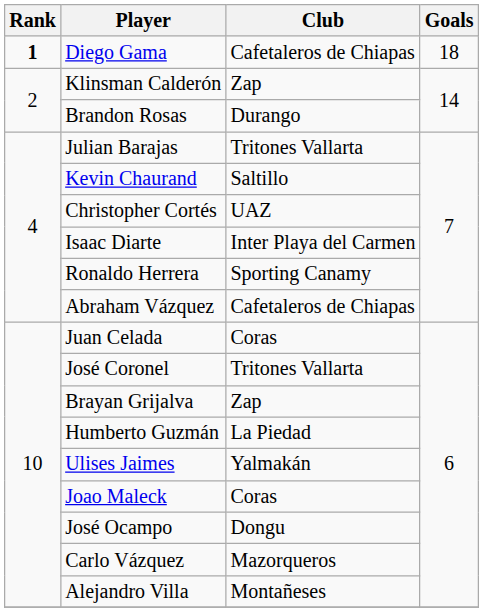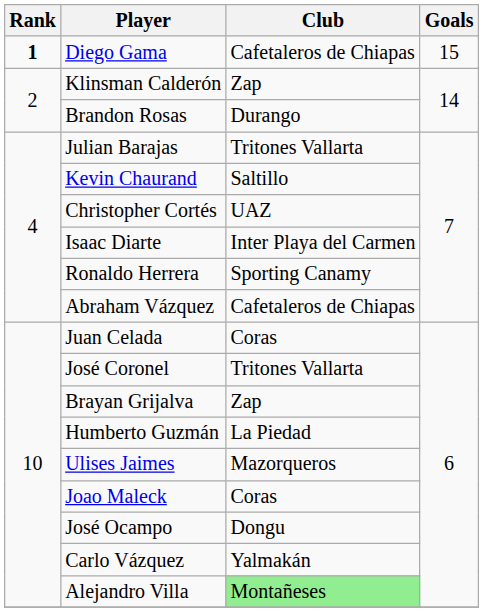(449, 52) 18 -> (449, 52) 15
(271, 464) Yalmakán -> (283, 464) Mazorqueros
(283, 559) Mazorqueros -> (271, 559) Yalmakán
(278, 591) no background -> (278, 591) lightgreen background
